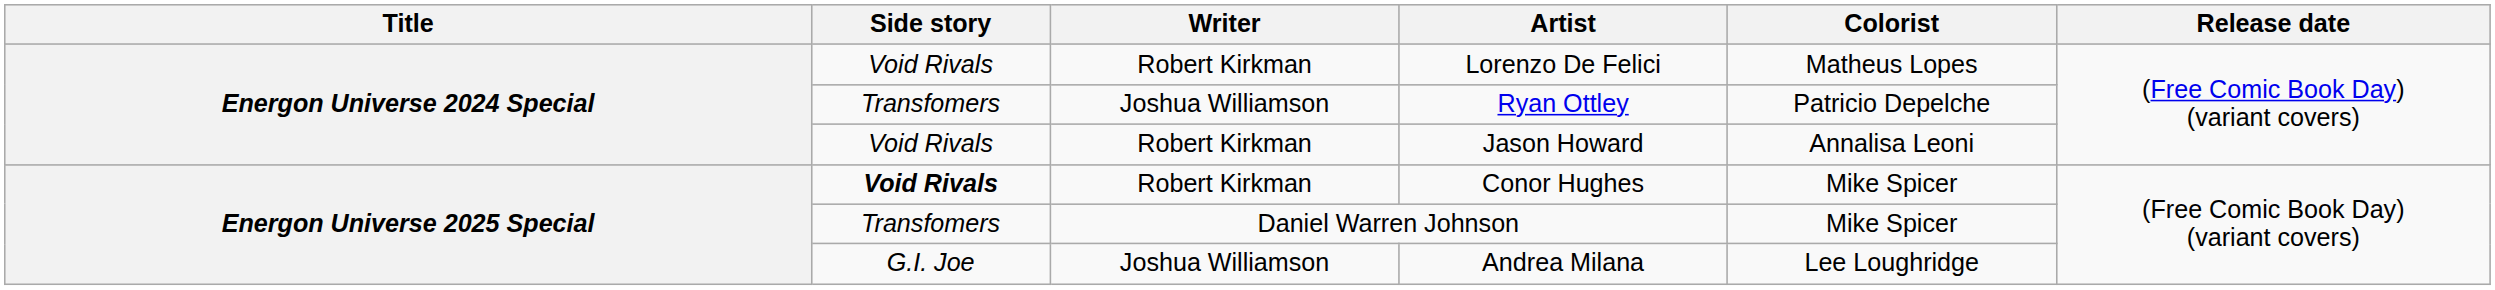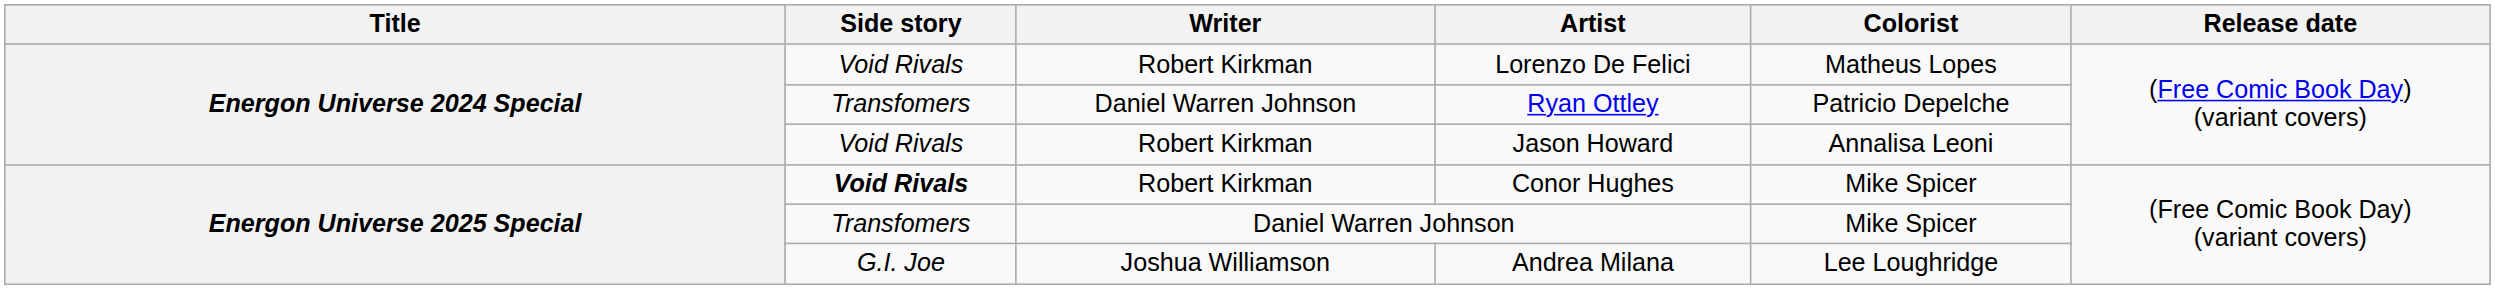(1225, 104) Joshua Williamson -> (1225, 104) Daniel Warren Johnson
